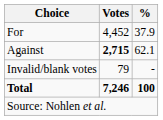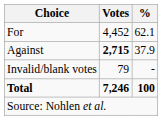(145, 32) 37.9 -> (145, 32) 62.1
(145, 50) 62.1 -> (145, 50) 37.9
